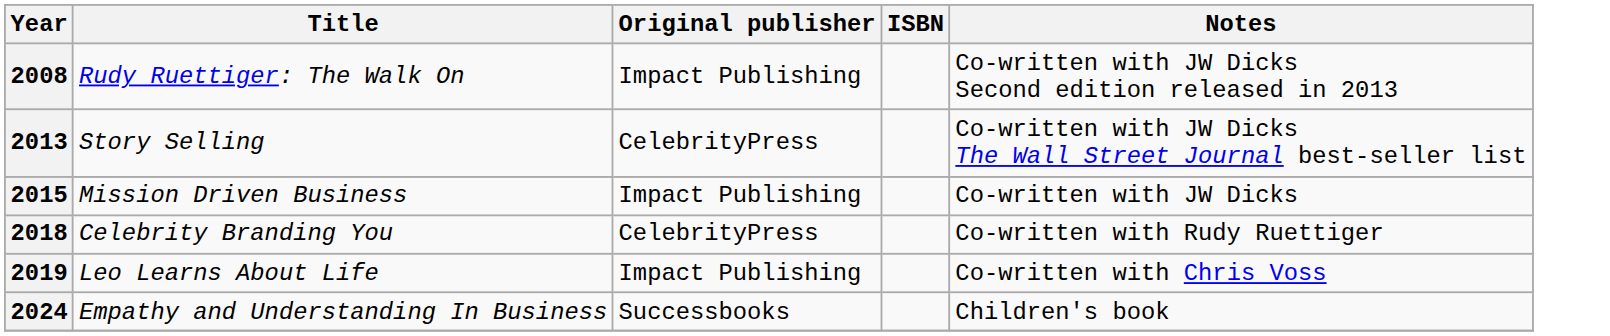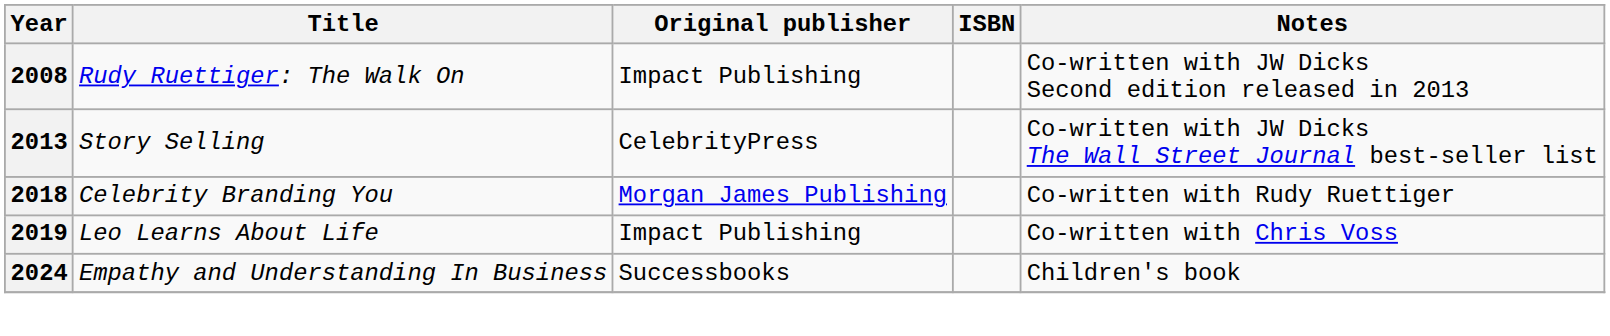- row: (39, 196)
(719, 234) CelebrityPress -> (783, 196) Morgan James Publishing
